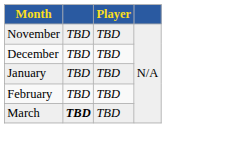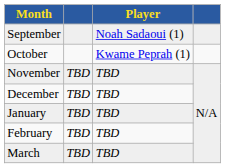+ row: (34, 34)
+ row: (27, 53)
(78, 113) bold -> (78, 152) normal
